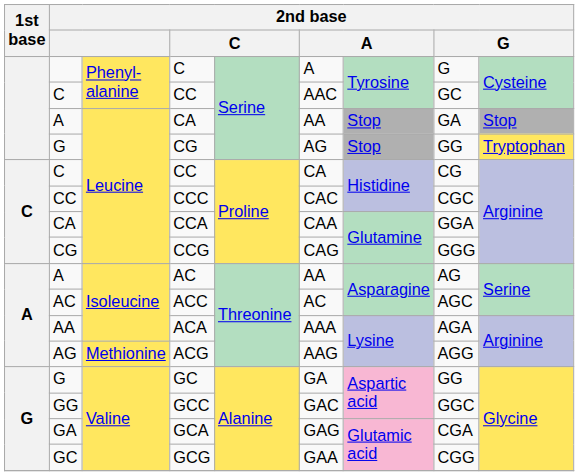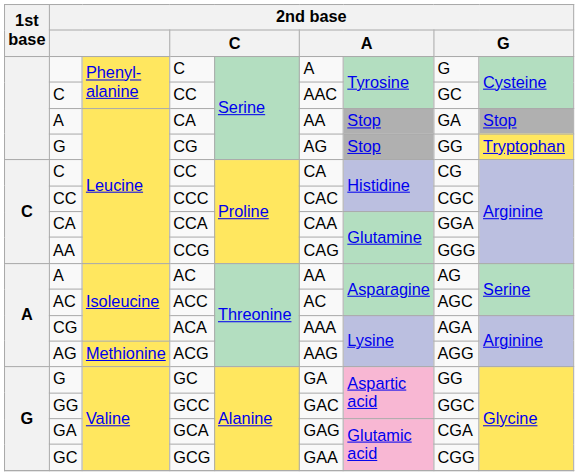(65, 250) CG -> (64, 250) AA
(64, 328) AA -> (65, 328) CG
